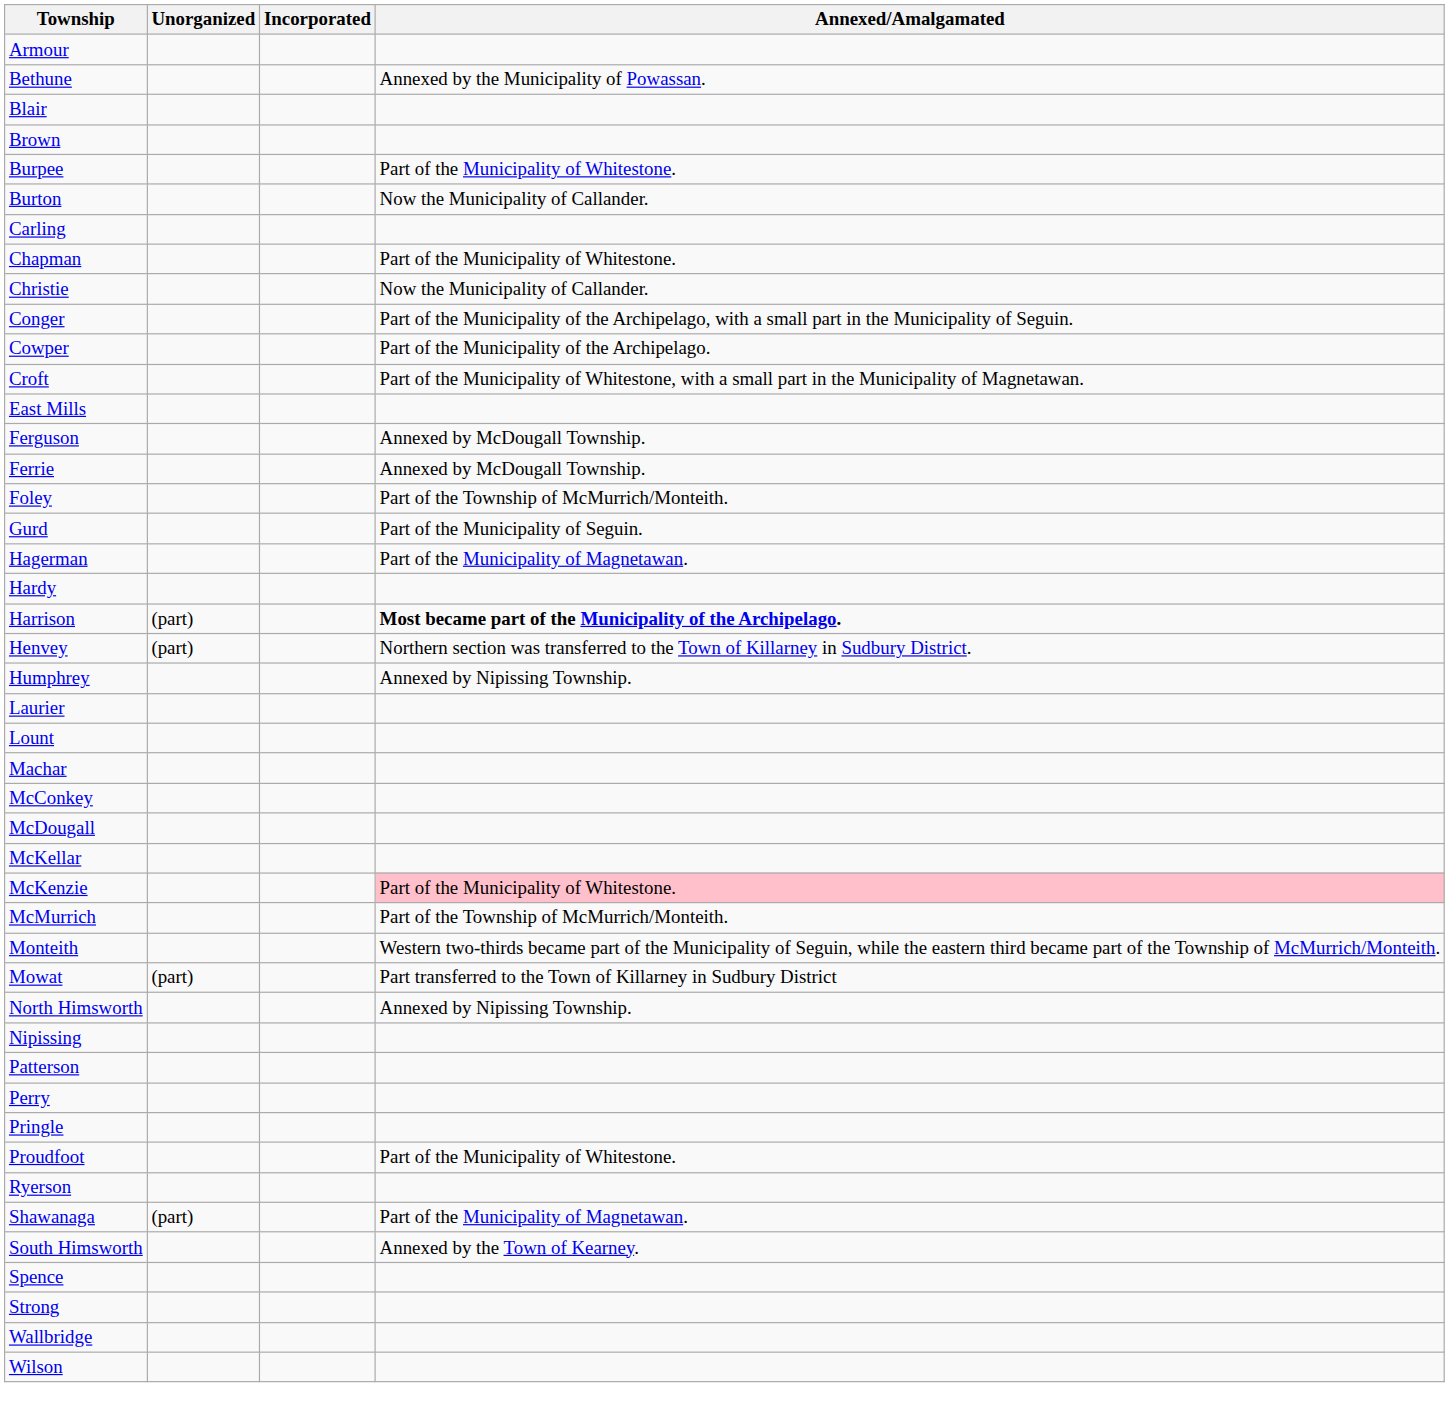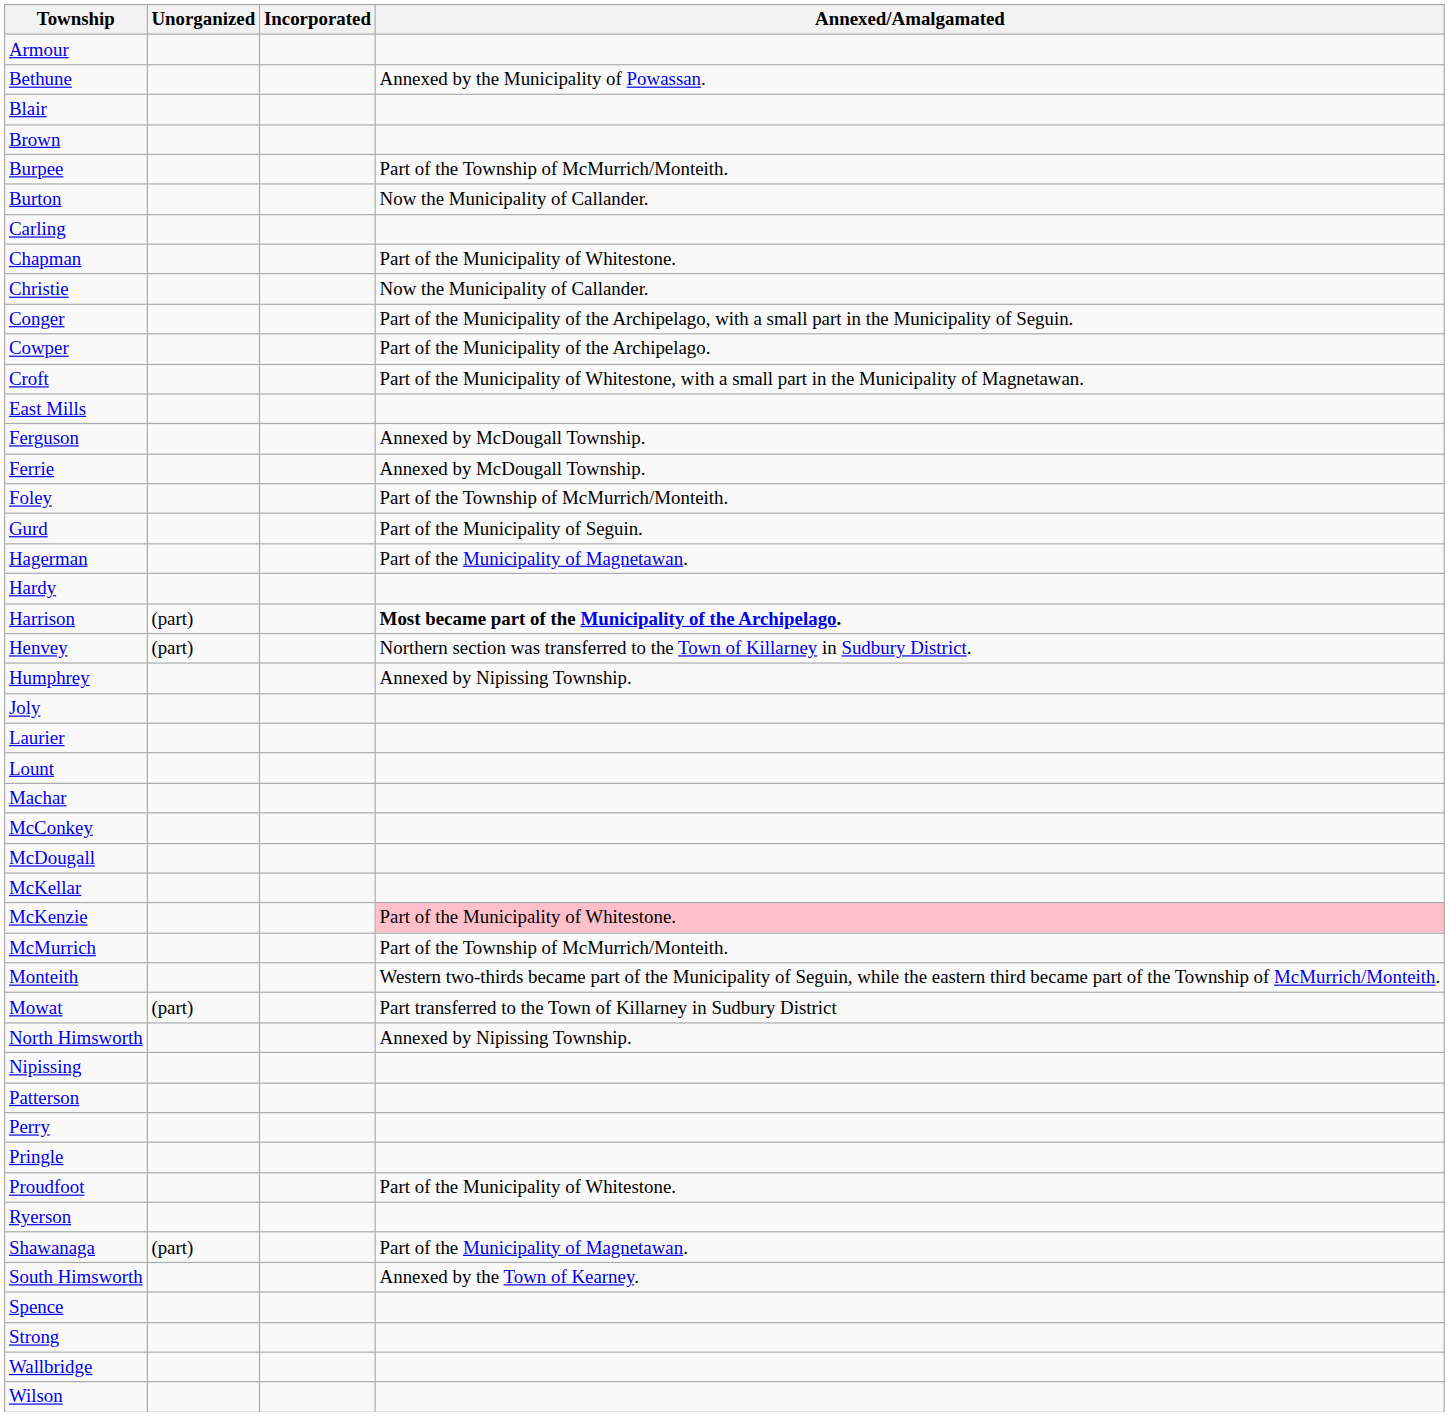(528, 169) Part of the Municipality of Whitestone. -> (554, 169) Part of the Township of McMurrich/Monteith.
+ row: (25, 708)
